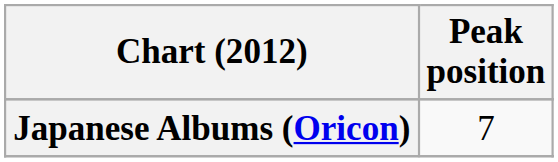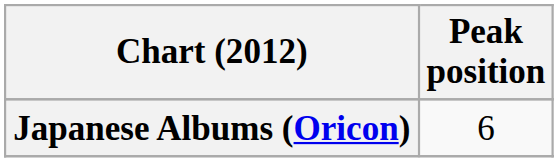(486, 127) 7 -> (486, 127) 6
